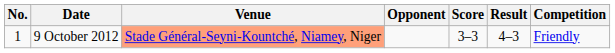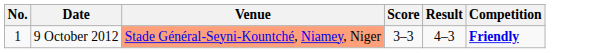- column: (416, 15)
(557, 36) normal -> (494, 36) bold
